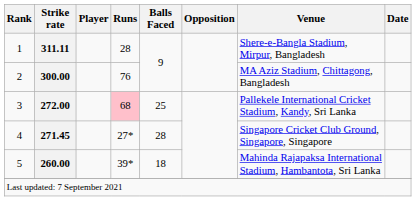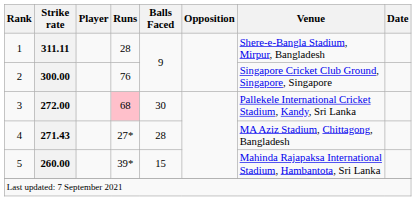(306, 77) MA Aziz Stadium, Chittagong, Bangladesh -> (309, 77) Singapore Cricket Club Ground, Singapore, Singapore
(161, 106) 25 -> (161, 106) 30
(55, 135) 271.45 -> (55, 135) 271.43
(309, 135) Singapore Cricket Club Ground, Singapore, Singapore -> (306, 135) MA Aziz Stadium, Chittagong, Bangladesh
(161, 164) 18 -> (161, 164) 15
